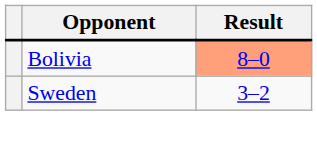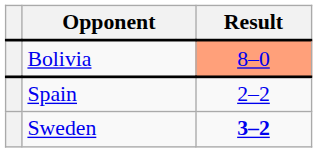+ row: (52, 94)
(253, 92) normal -> (253, 128) bold
